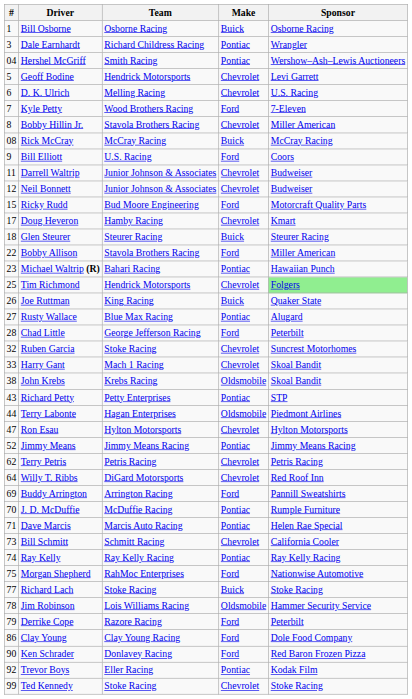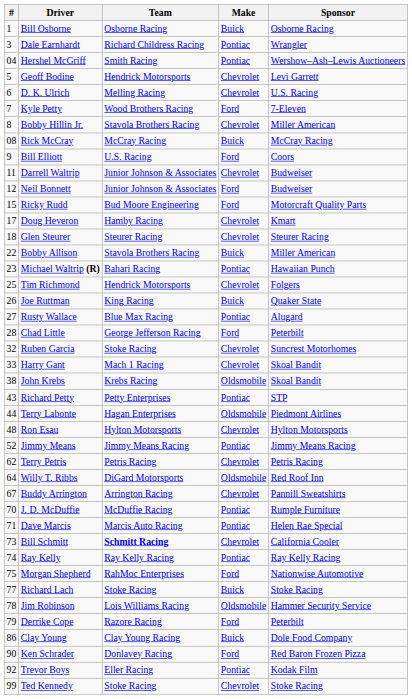(240, 189) Chevrolet -> (230, 189) Ford
(232, 237) Buick -> (240, 237) Chevrolet
(230, 253) Ford -> (232, 253) Buick
(285, 285) lightgreen background -> (285, 285) no background
(11, 429) 47 -> (11, 429) 48
(240, 477) Chevrolet -> (244, 477) Oldsmobile
(11, 493) 69 -> (11, 493) 67
(230, 493) Ford -> (240, 493) Chevrolet
(134, 542) normal -> (136, 542) bold
(230, 638) Ford -> (232, 638) Buick
